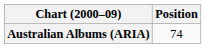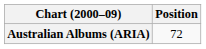(177, 33) 74 -> (177, 33) 72
